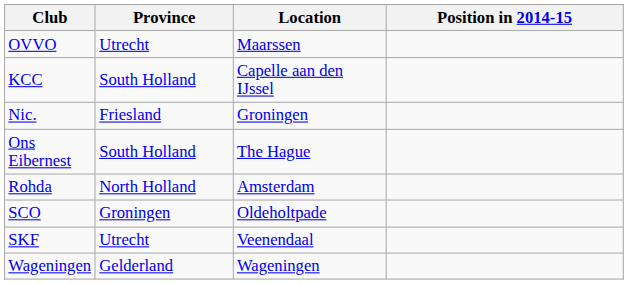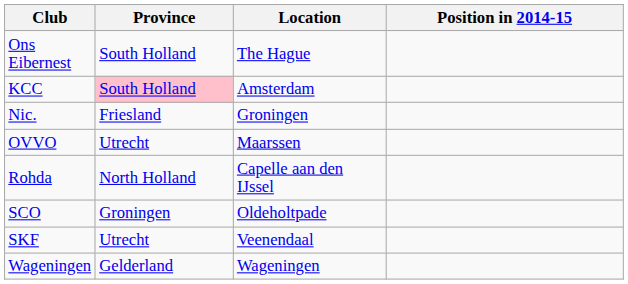rows swapped: (40, 151) <-> (32, 44)
(148, 79) no background -> (148, 89) pink background
(290, 79) Capelle aan den IJssel -> (276, 89) Amsterdam
(276, 187) Amsterdam -> (290, 177) Capelle aan den IJssel
